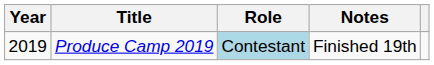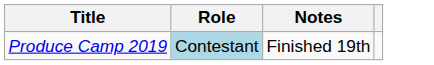- column: (28, 18)
